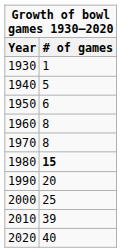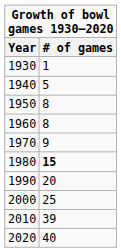(46, 104) 6 -> (46, 104) 8
(46, 143) 8 -> (46, 143) 9
